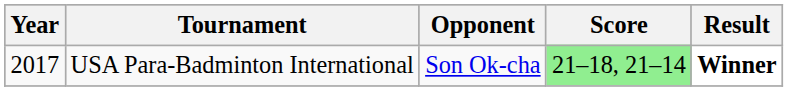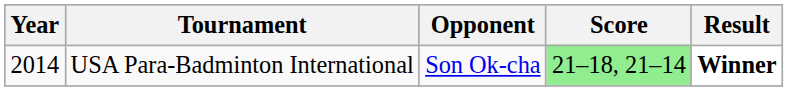(35, 65) 2017 -> (35, 65) 2014
